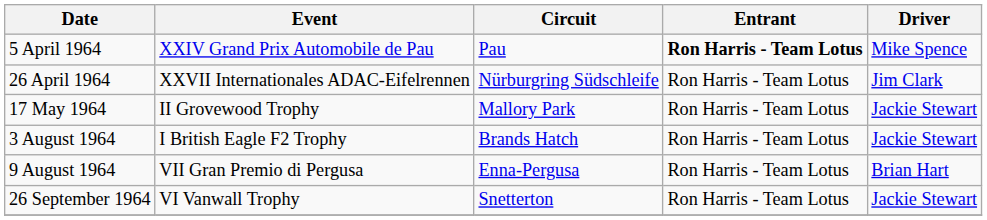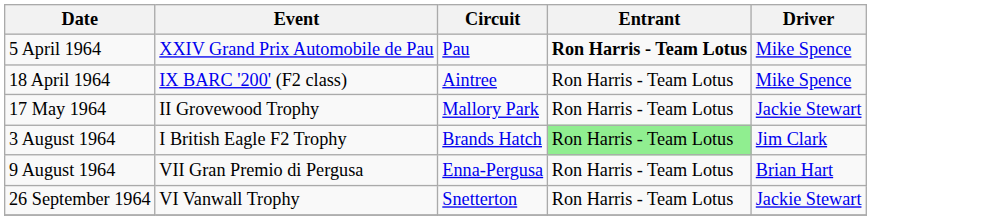+ row: (60, 79)
- row: (60, 79)
(758, 139) no background -> (643, 139) lightgreen background
(924, 139) Jackie Stewart -> (791, 139) Jim Clark
